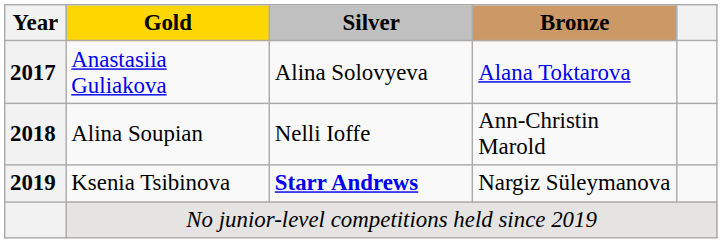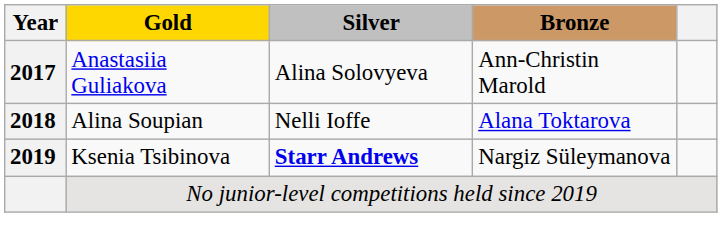(554, 71) Alana Toktarova -> (539, 71) Ann-Christin Marold
(539, 133) Ann-Christin Marold -> (554, 120) Alana Toktarova
